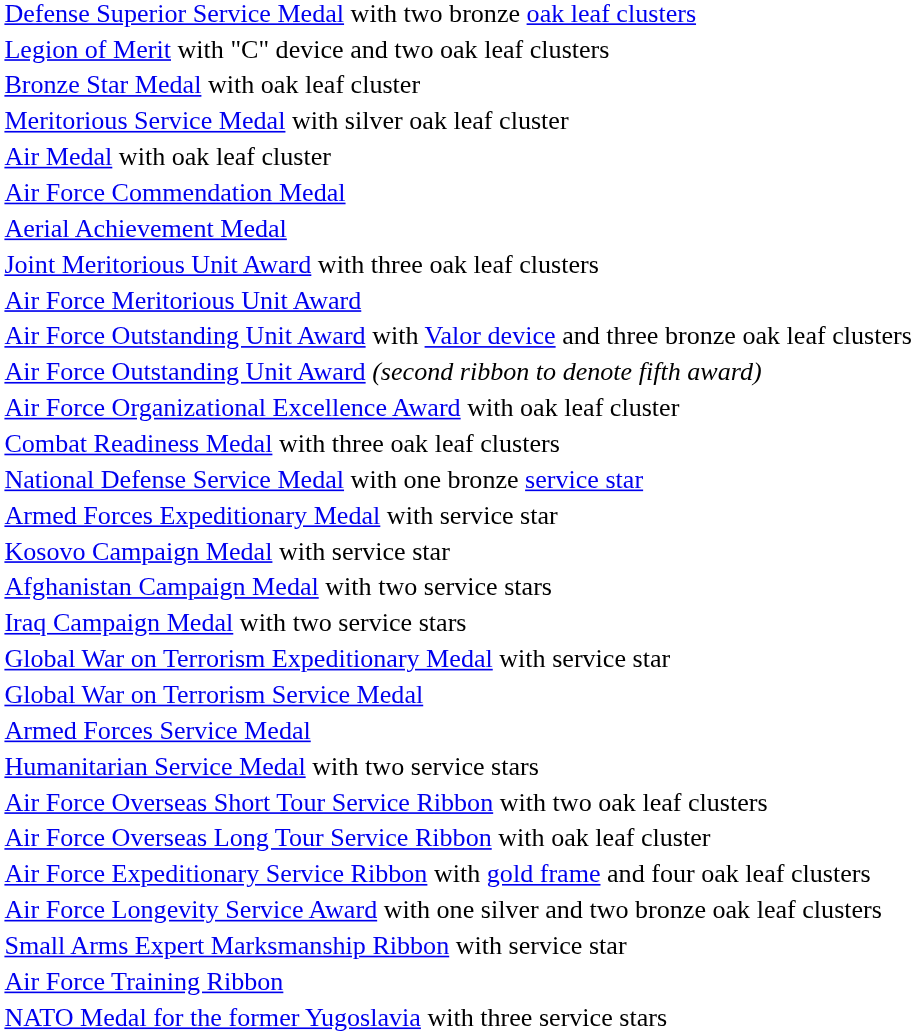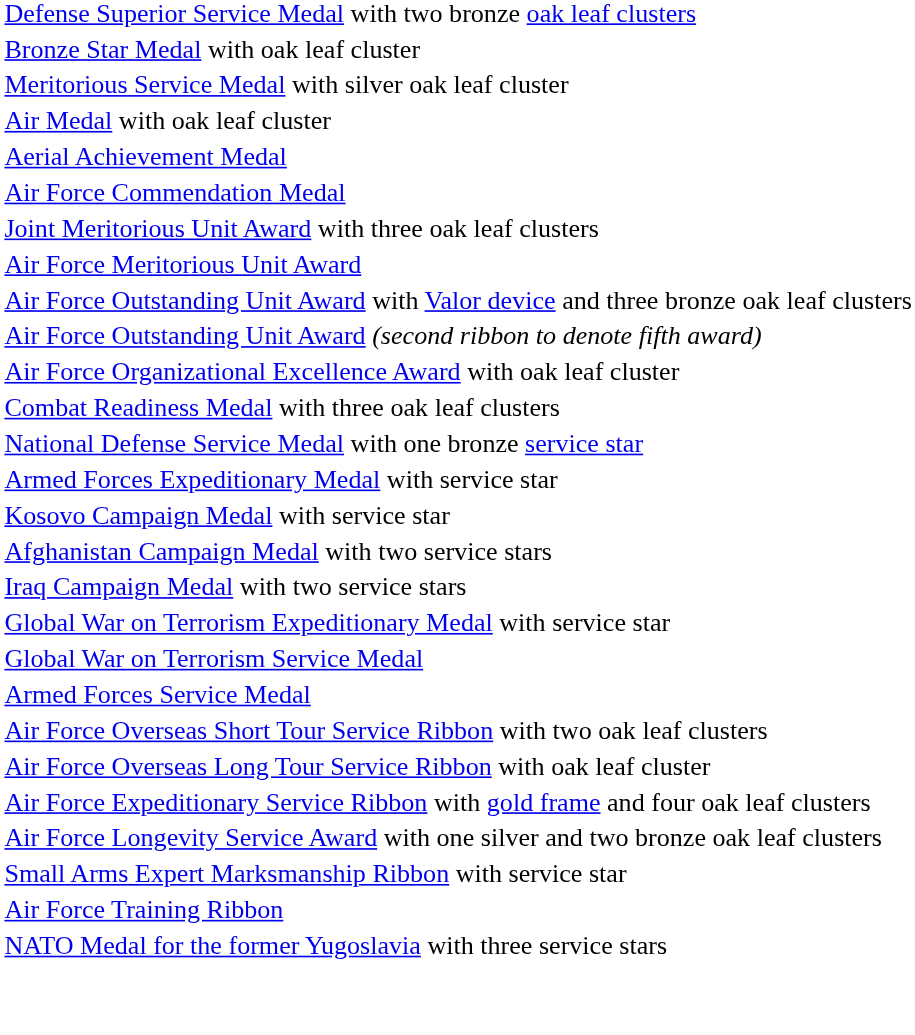- row: (307, 49)
rows swapped: (146, 228) <-> (175, 192)
- row: (272, 766)
